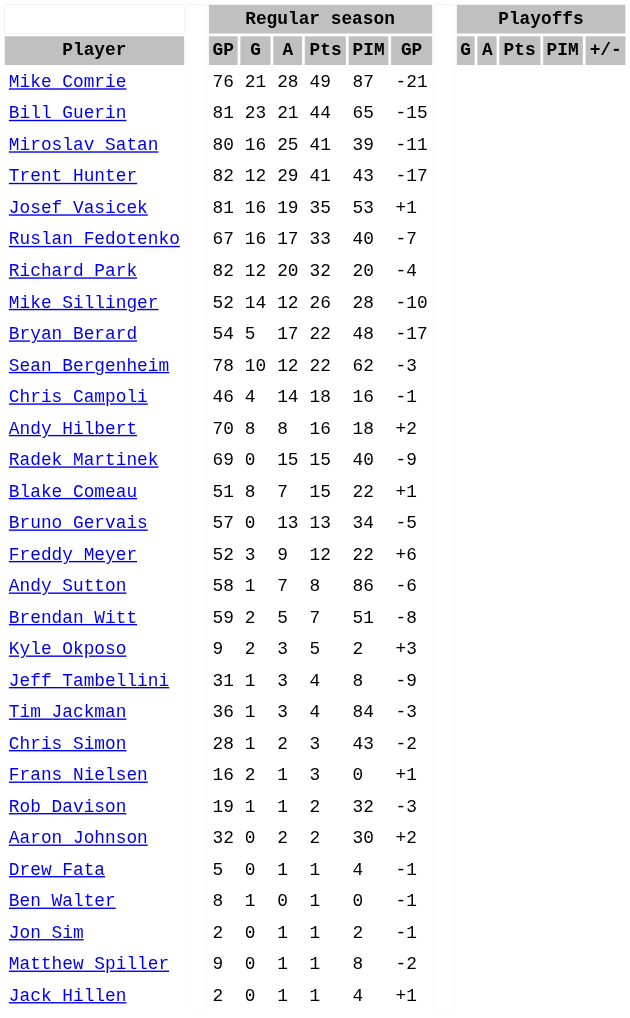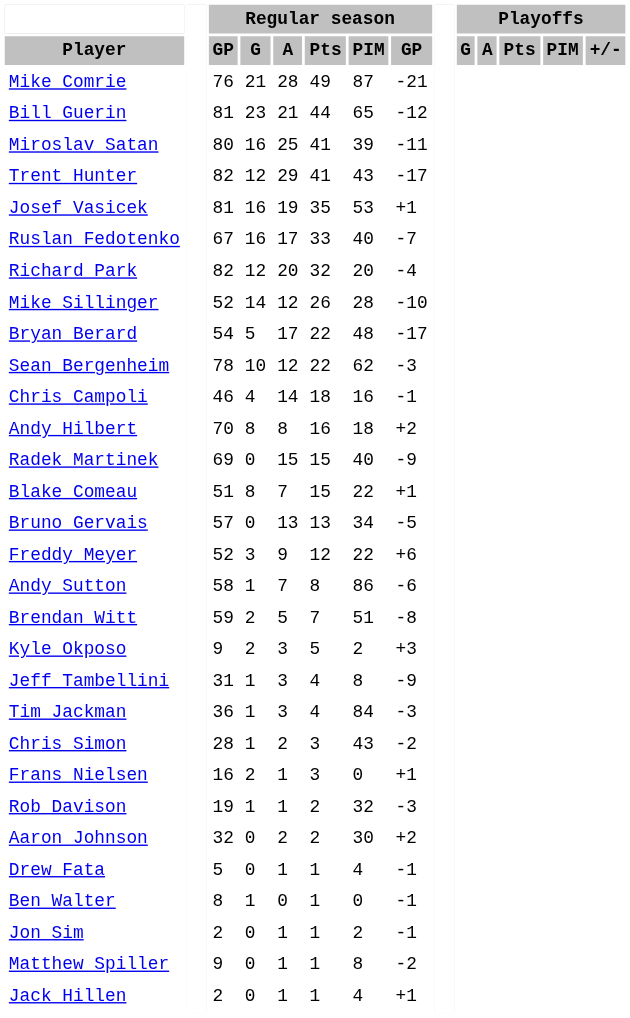(412, 114) -15 -> (412, 114) -12
